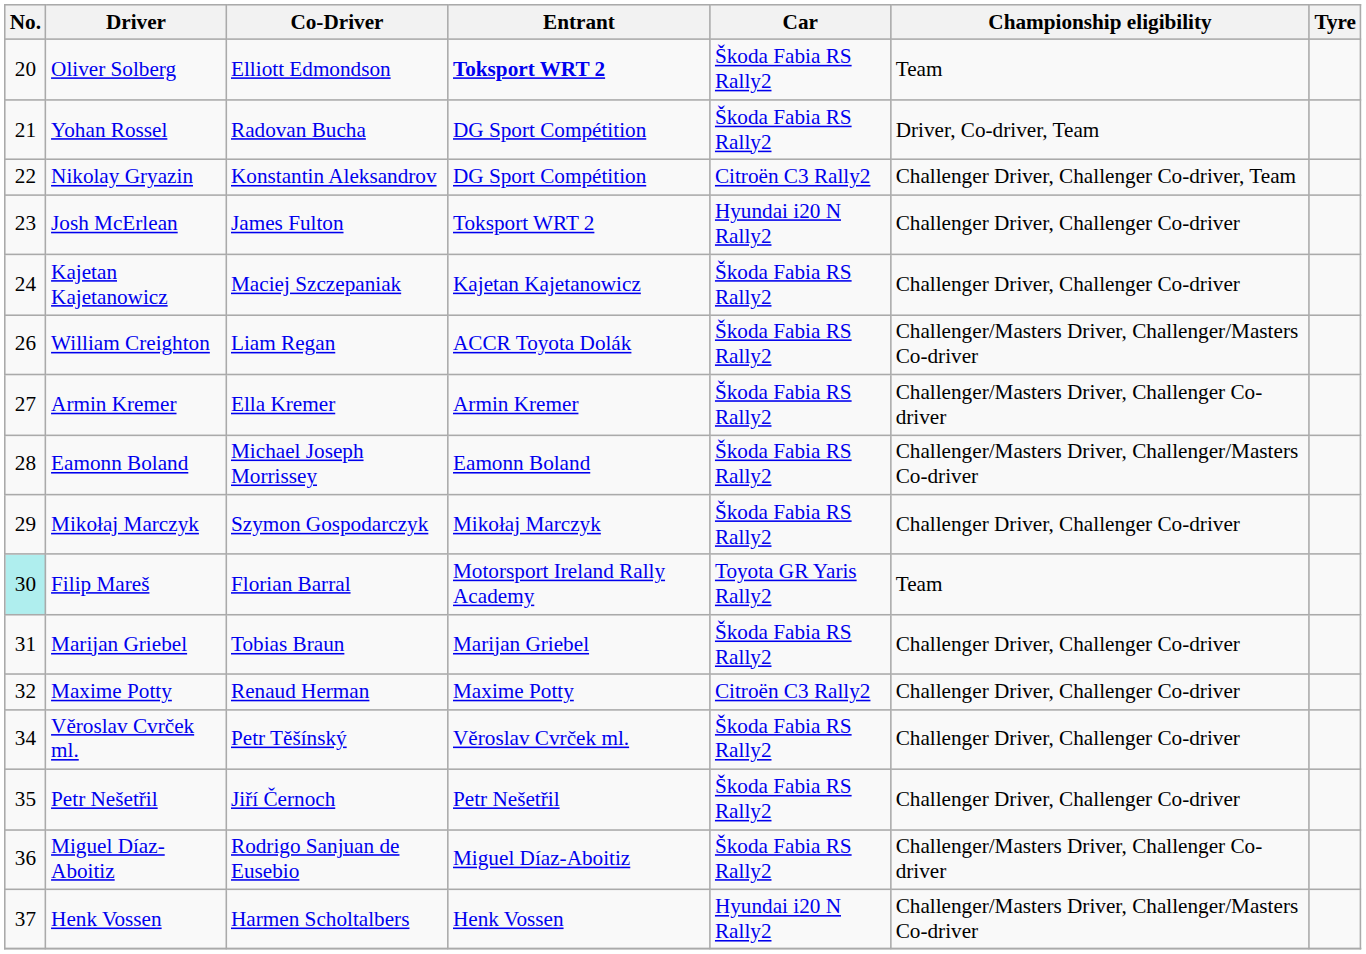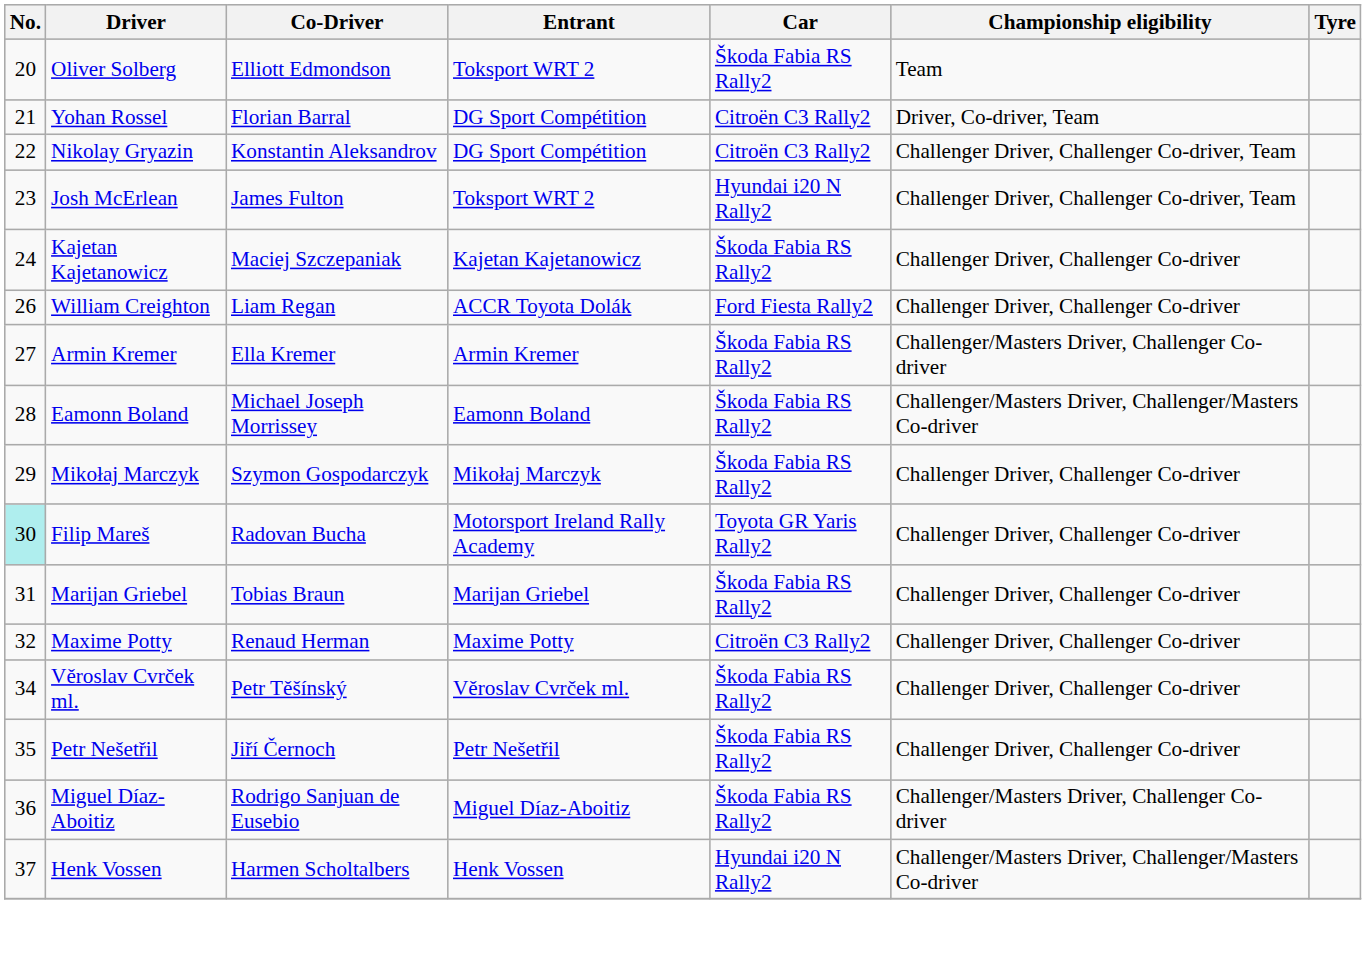(529, 69) bold -> (524, 69) normal
(298, 129) Radovan Bucha -> (291, 116) Florian Barral
(783, 129) Škoda Fabia RS Rally2 -> (793, 116) Citroën C3 Rally2
(1068, 224) Challenger Driver, Challenger Co-driver -> (1096, 199) Challenger Driver, Challenger Co-driver, Team
(783, 343) Škoda Fabia RS Rally2 -> (794, 306) Ford Fiesta Rally2
(1097, 343) Challenger/Masters Driver, Challenger/Masters Co-driver -> (1068, 306) Challenger Driver, Challenger Co-driver
(291, 583) Florian Barral -> (298, 533) Radovan Bucha
(919, 583) Team -> (1068, 533) Challenger Driver, Challenger Co-driver
